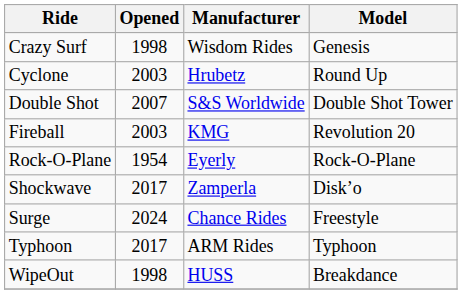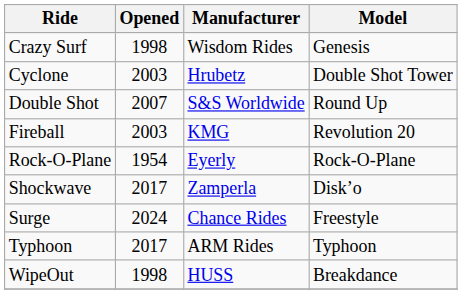(350, 75) Round Up -> (383, 75) Double Shot Tower
(383, 103) Double Shot Tower -> (350, 103) Round Up
